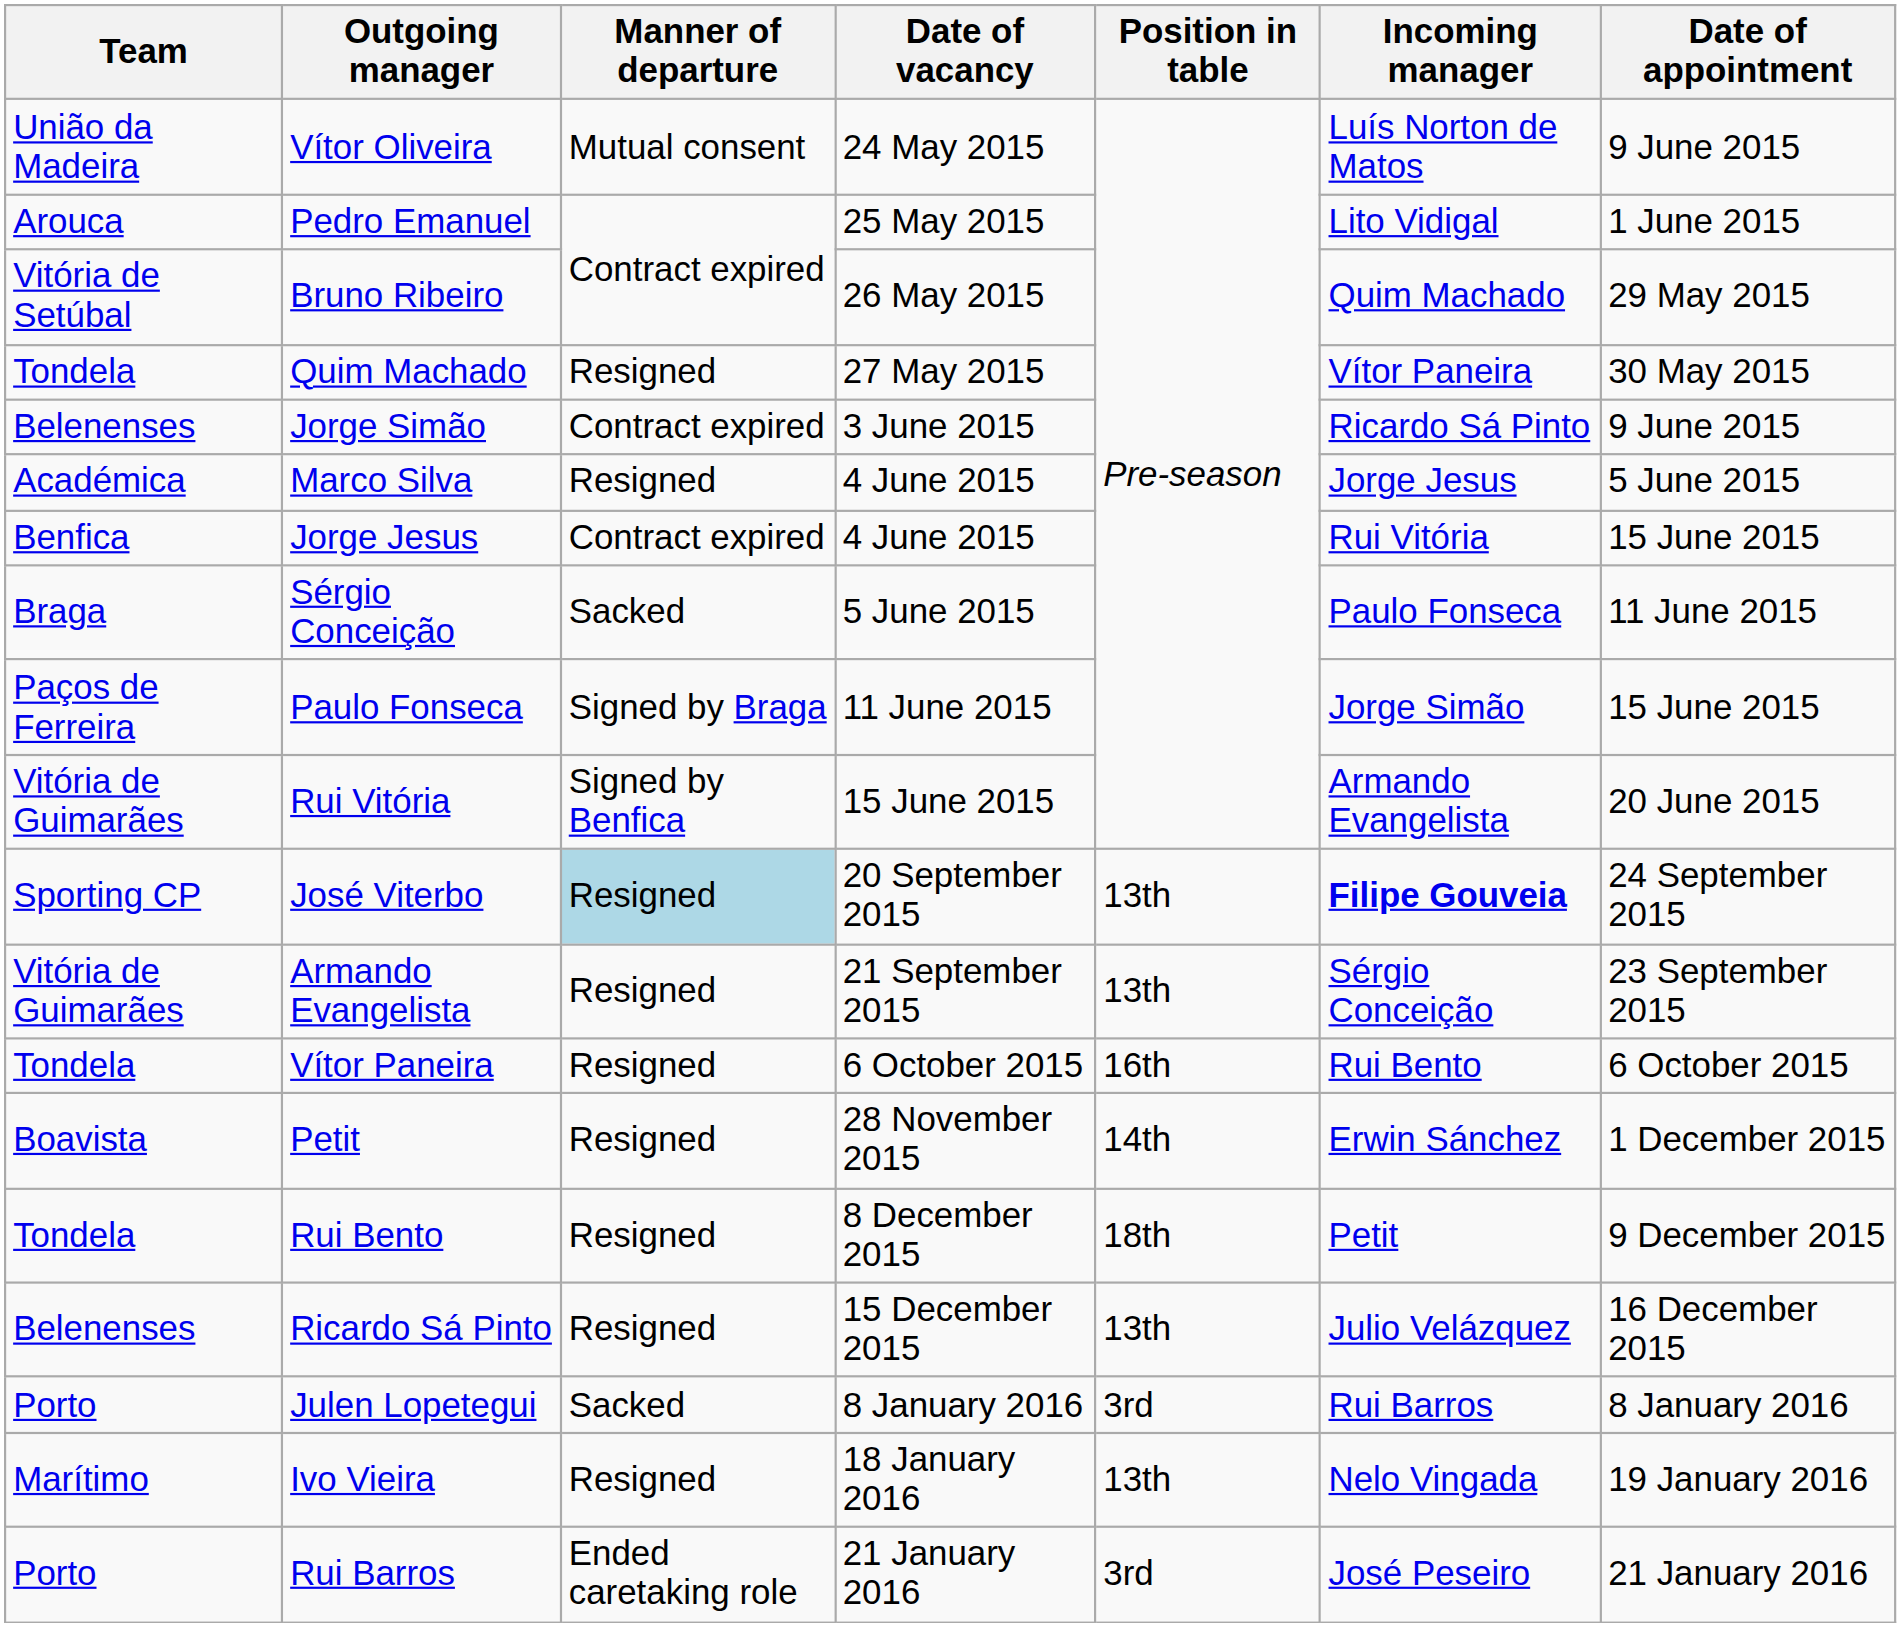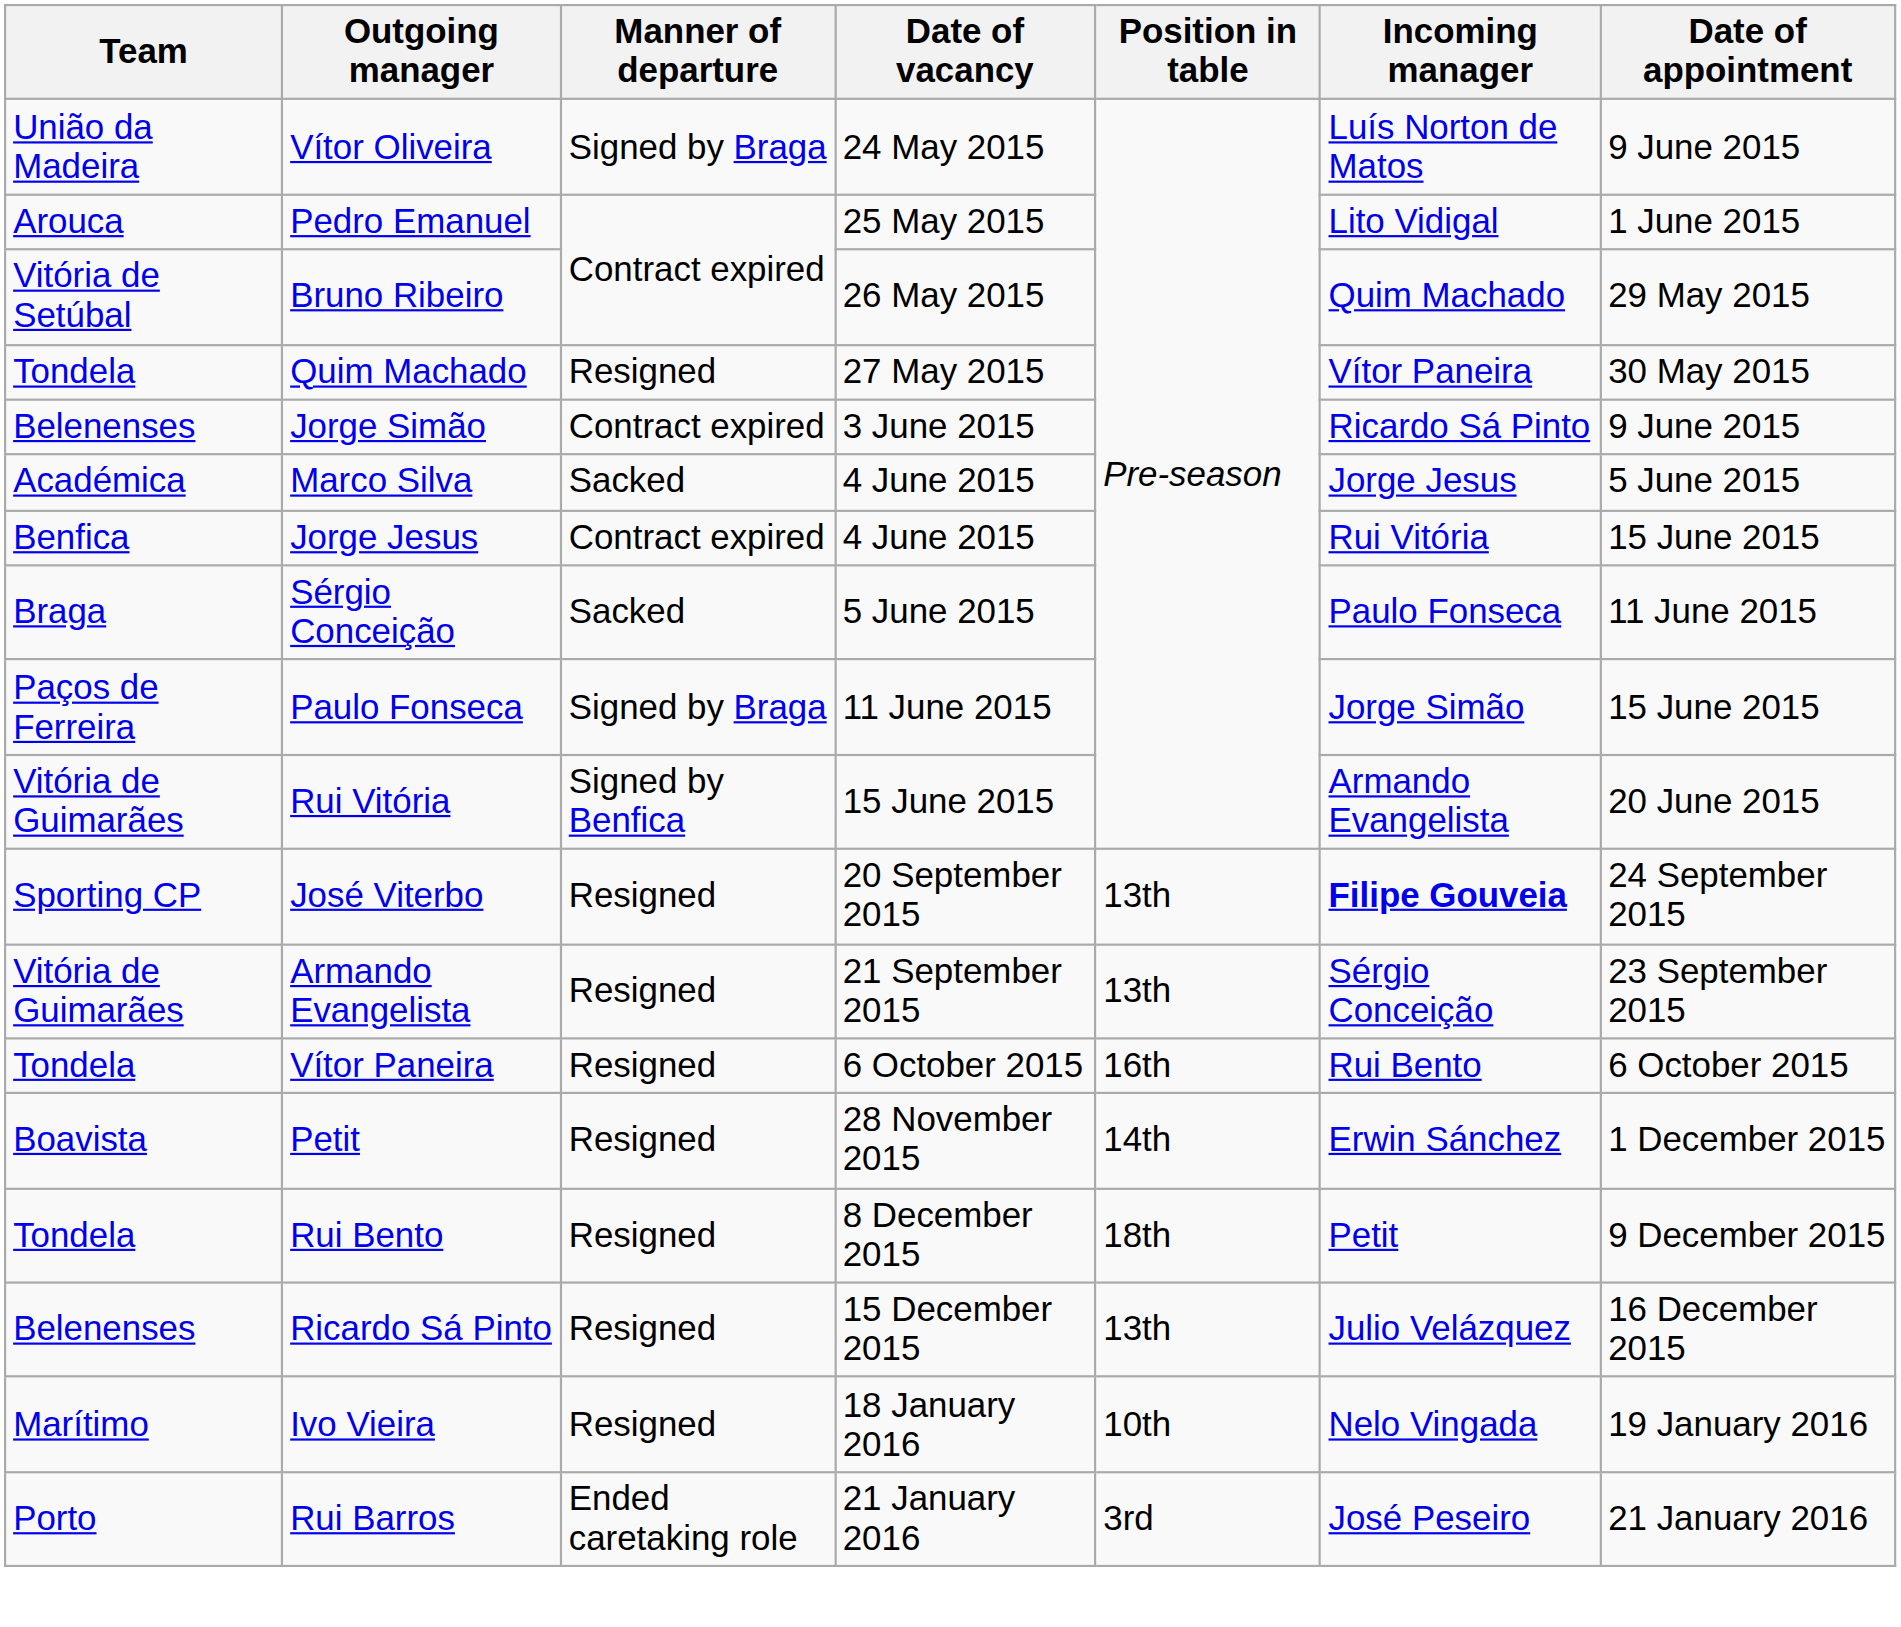(687, 146) Mutual consent -> (698, 146) Signed by Braga
(642, 481) Resigned -> (627, 481) Sacked
(642, 895) lightblue background -> (642, 895) no background
- row: (413, 1404)
(1137, 1479) 13th -> (1137, 1423) 10th
